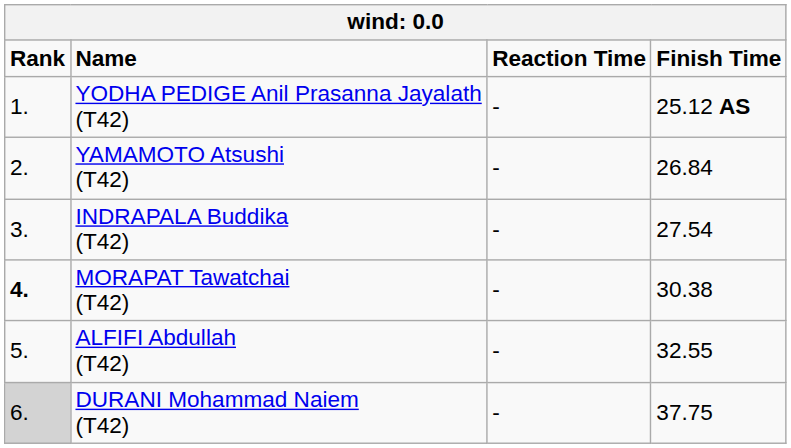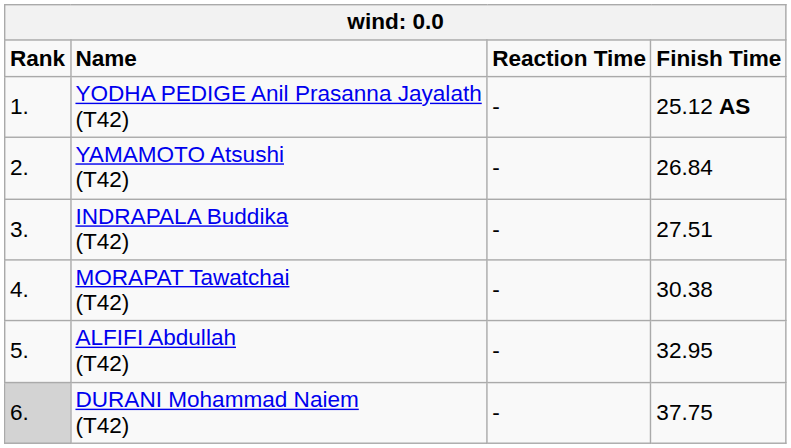(685, 228) 27.54 -> (685, 228) 27.51
(19, 290) bold -> (19, 290) normal
(685, 351) 32.55 -> (685, 351) 32.95
